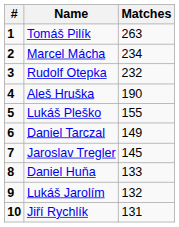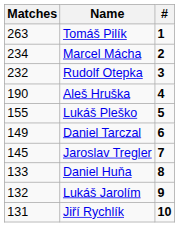columns swapped: (14, 14) <-> (146, 14)
